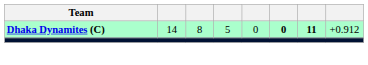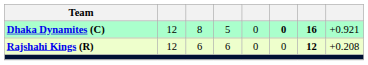(172, 29) 14 -> (172, 29) 12
(312, 29) 11 -> (312, 29) 16
(344, 29) +0.912 -> (344, 29) +0.921
+ row: (50, 46)
